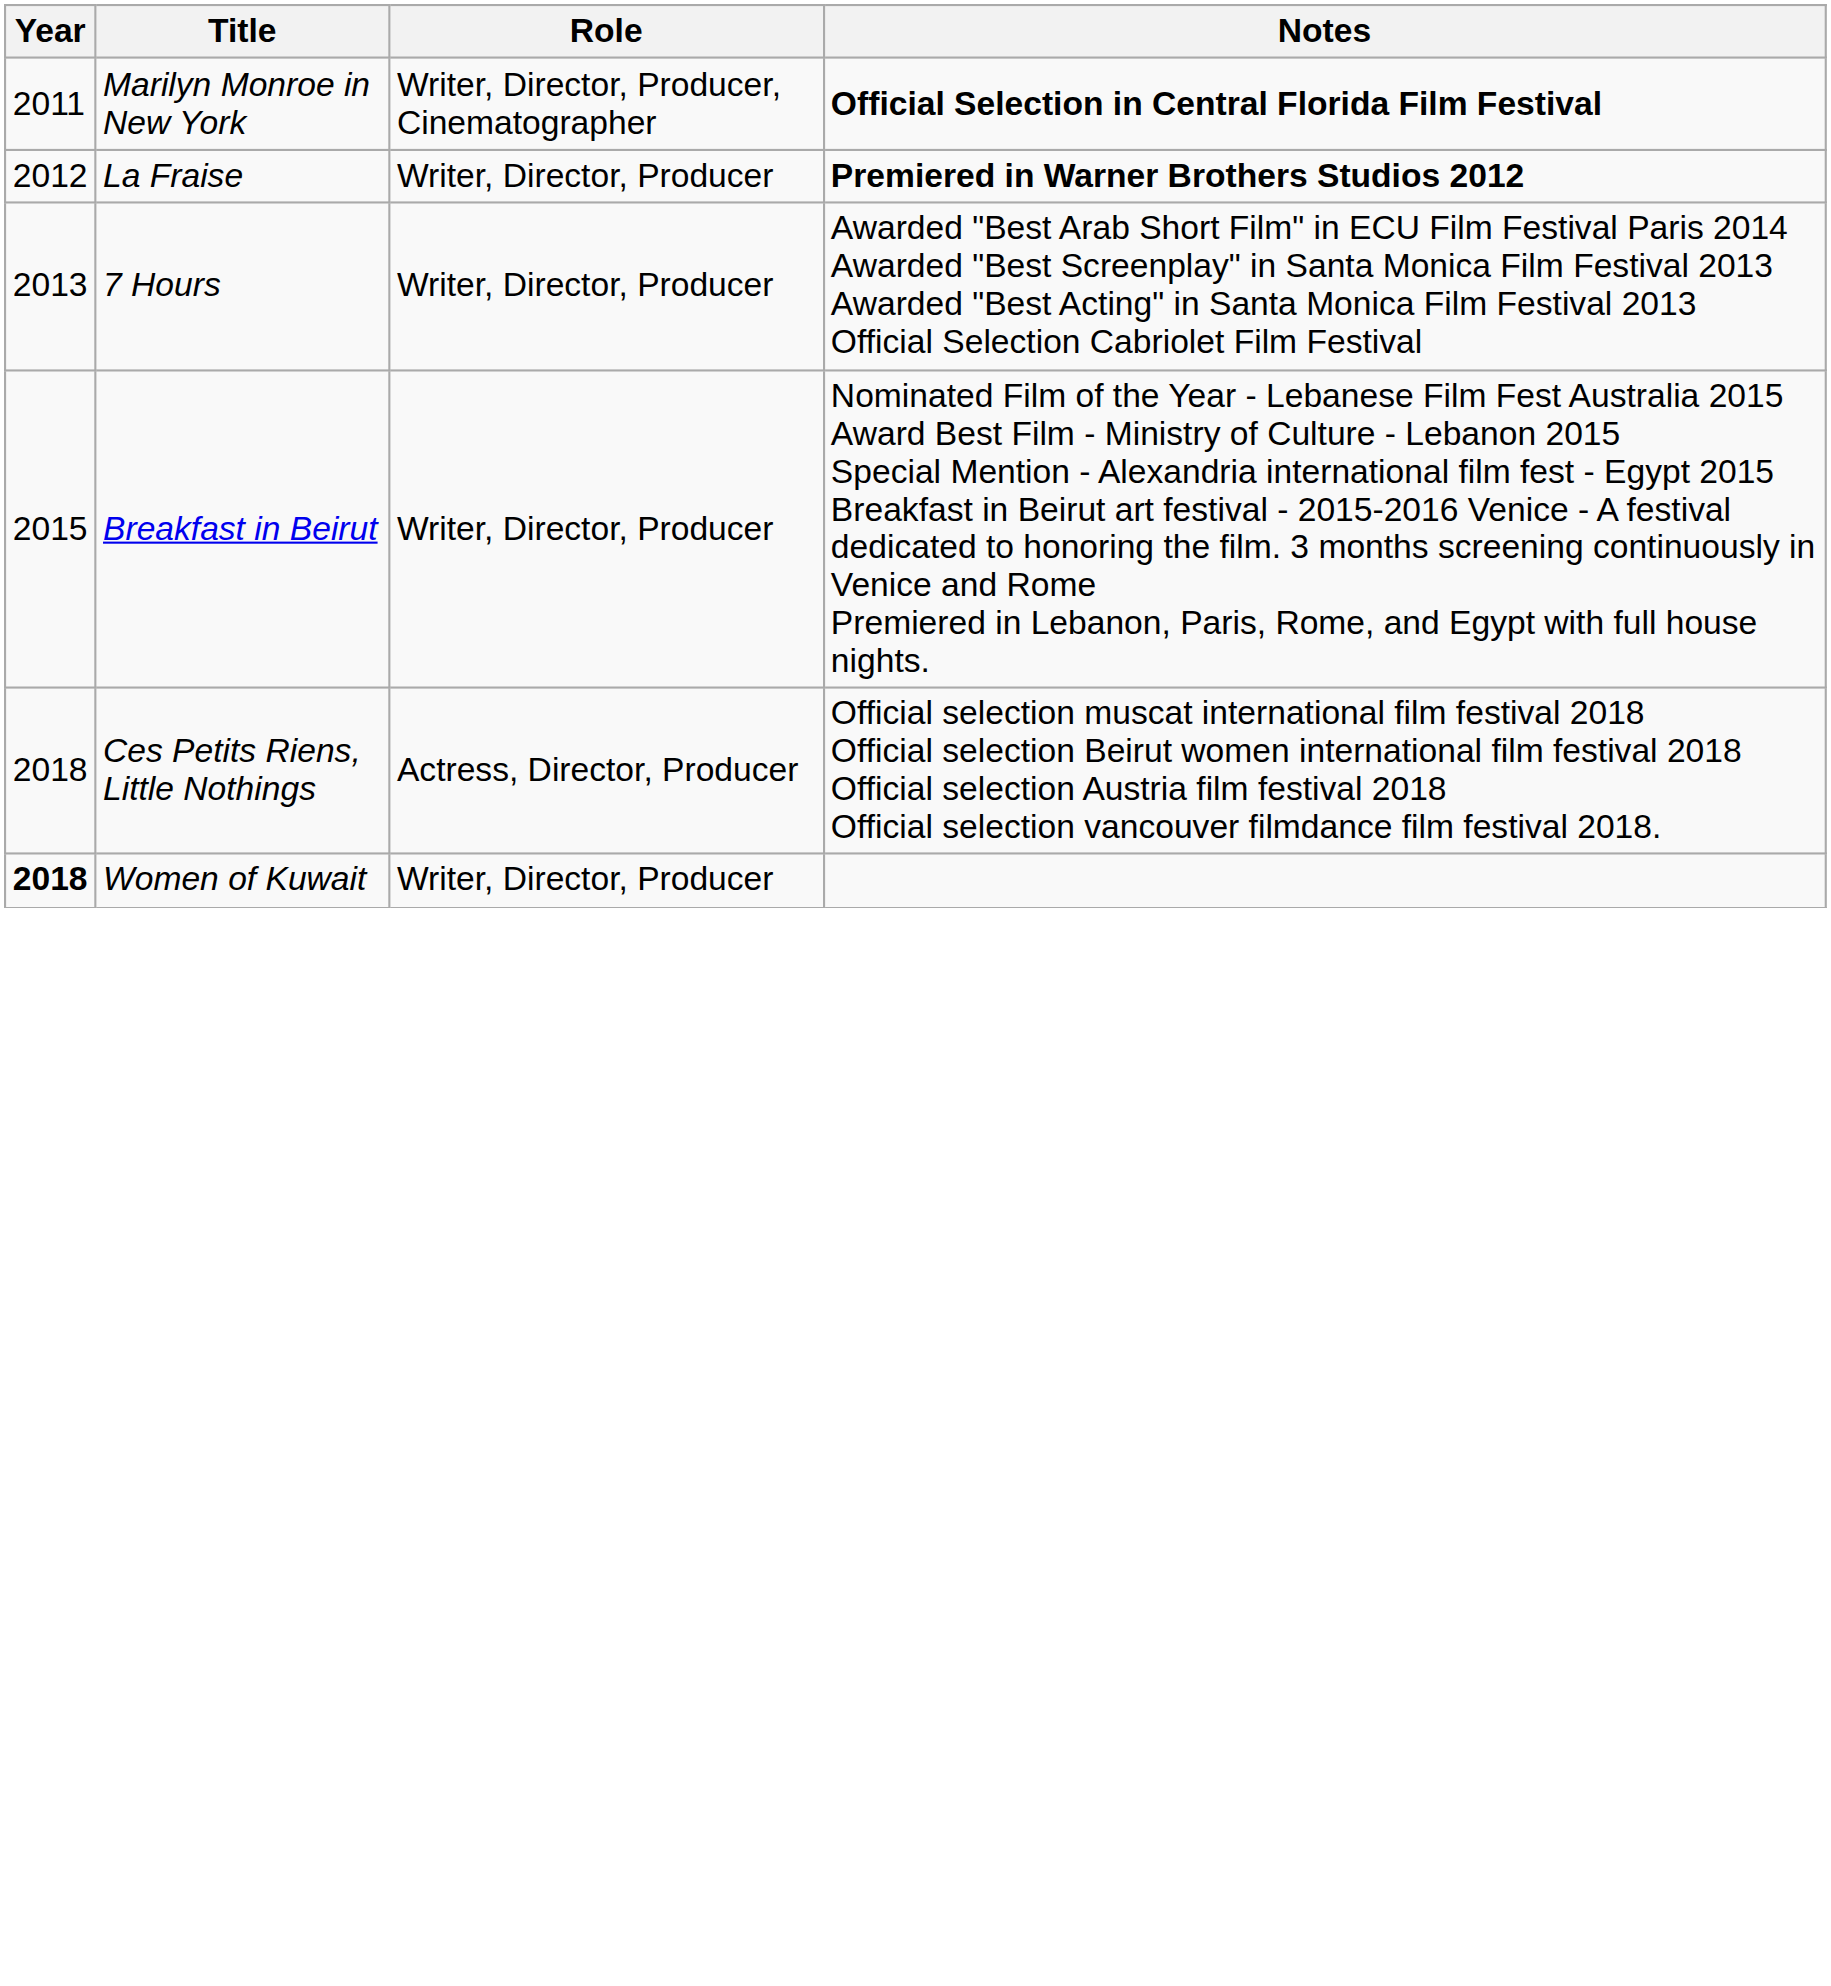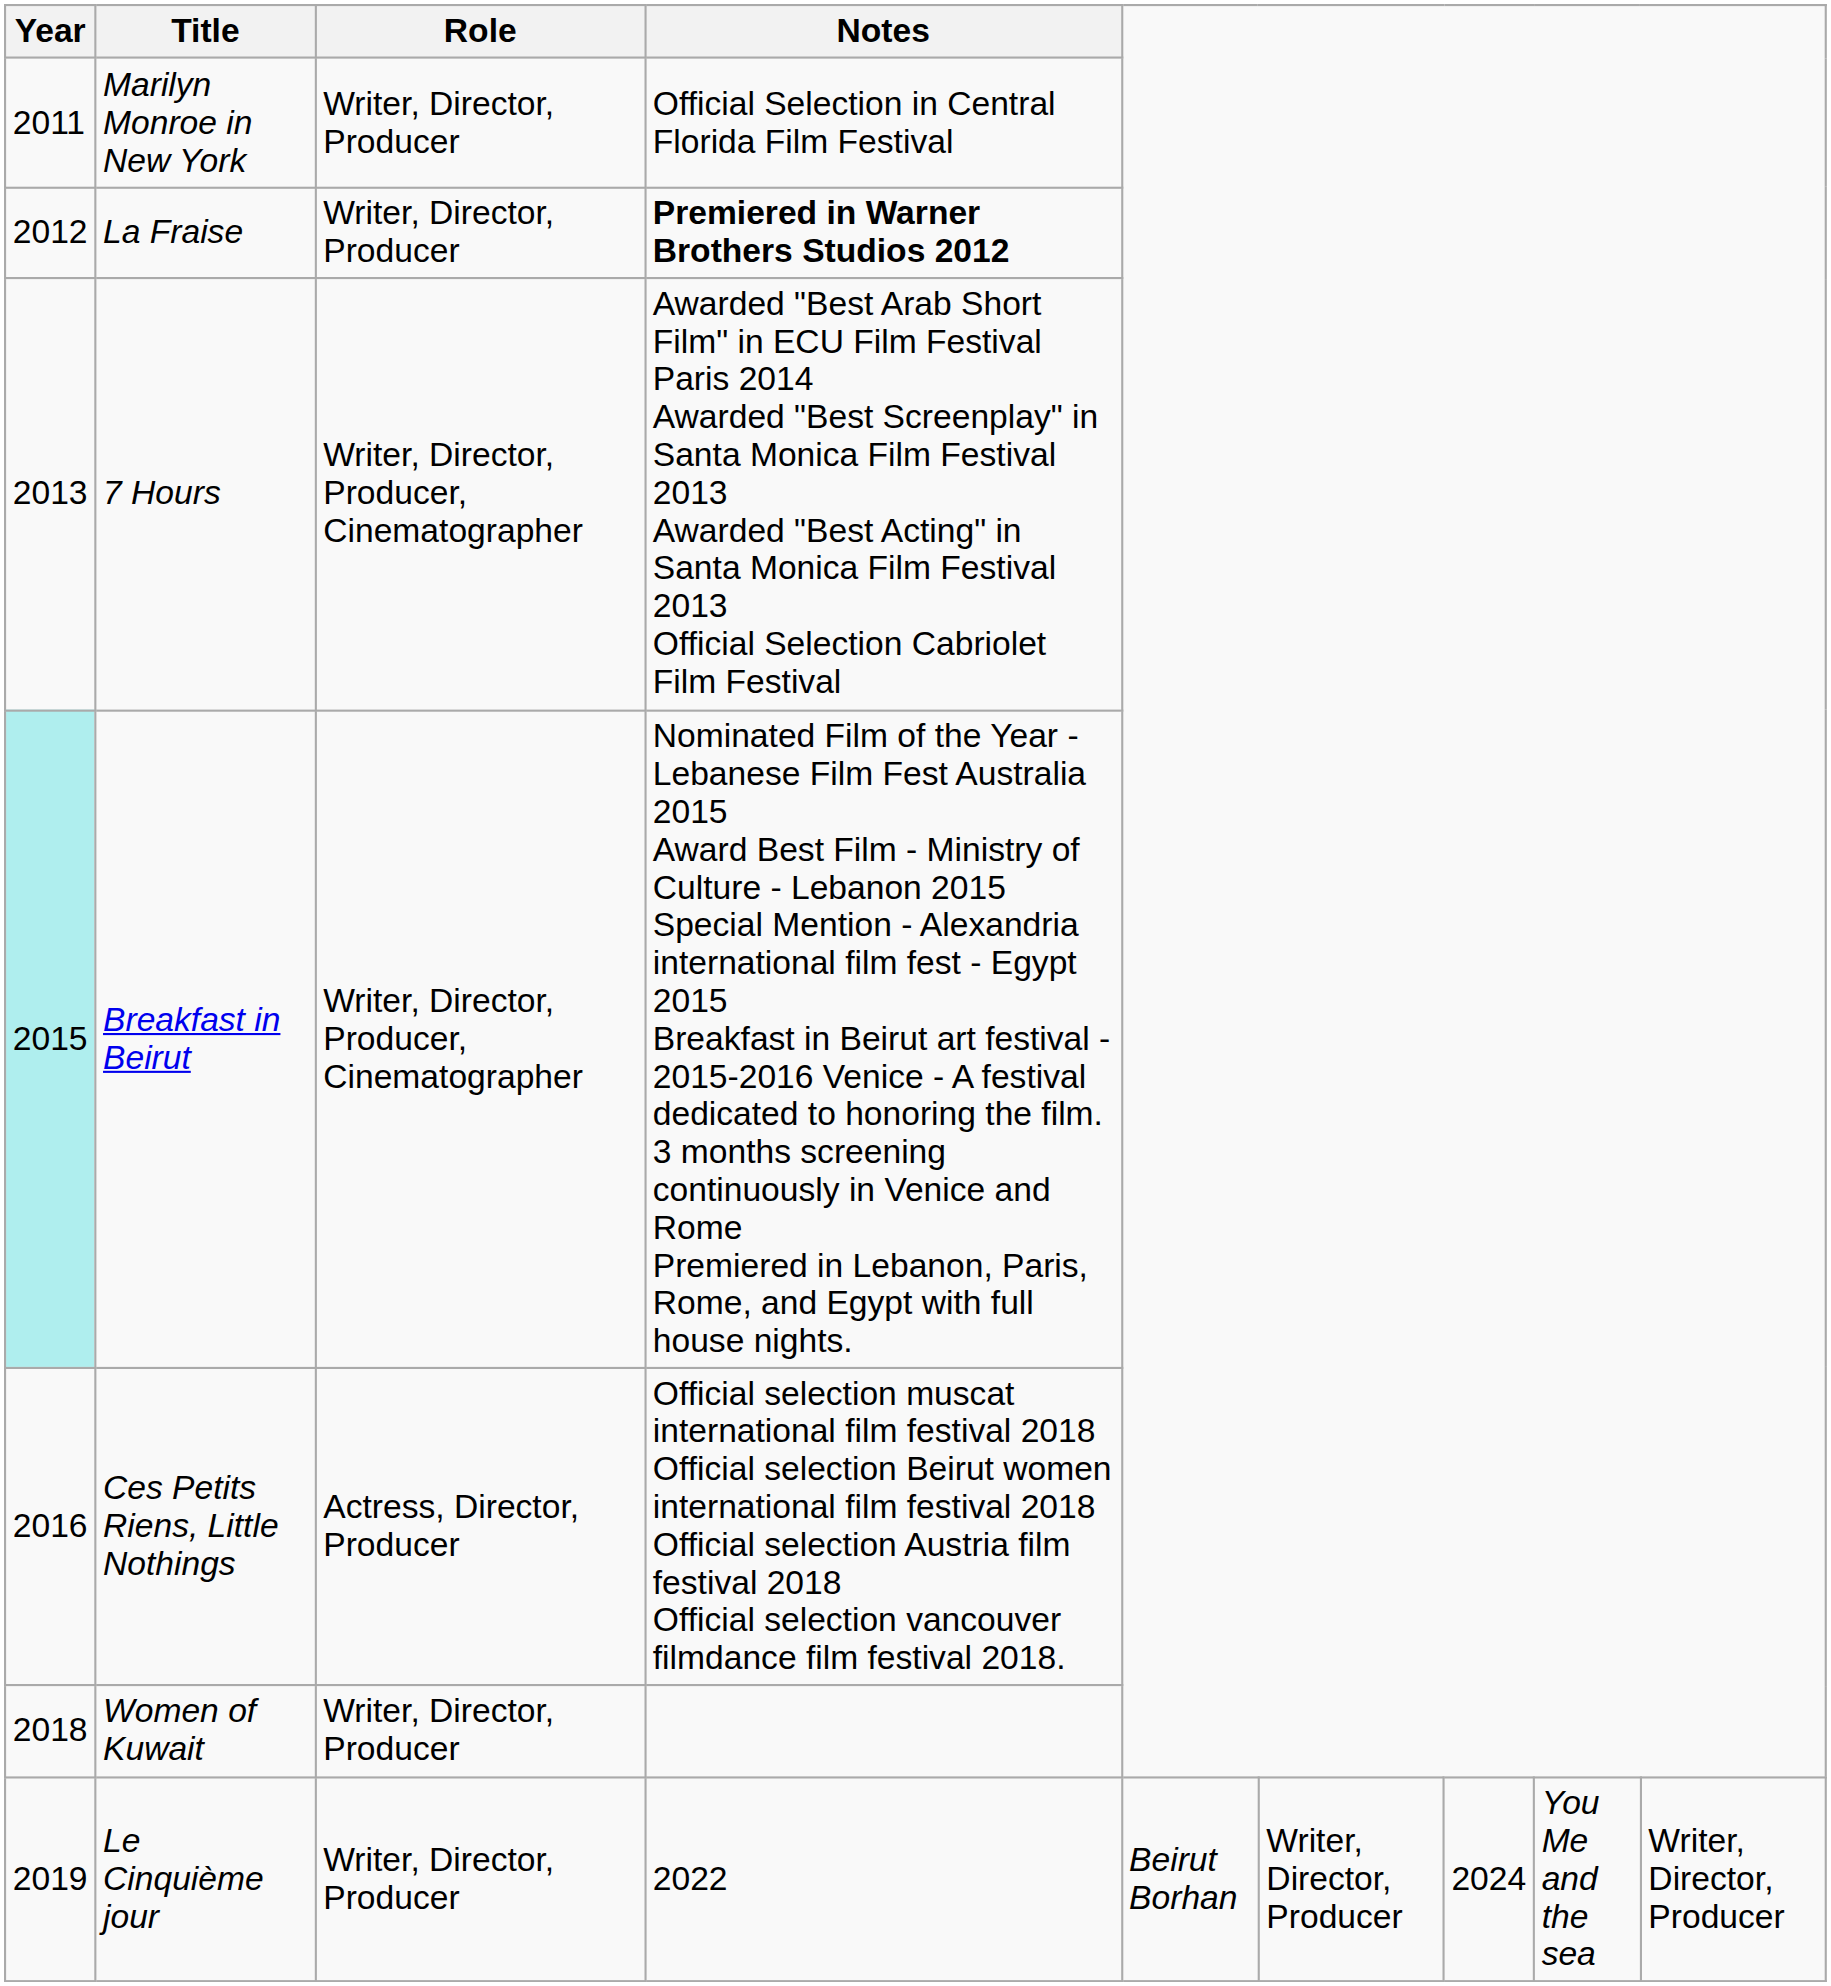(589, 103) Writer, Director, Producer, Cinematographer -> (439, 122) Writer, Director, Producer
(1216, 103) bold -> (854, 122) normal
(585, 285) Writer, Director, Producer -> (453, 493) Writer, Director, Producer, Cinematographer
(50, 527) no background -> (50, 1038) paleturquoise background
(585, 527) Writer, Director, Producer -> (453, 1038) Writer, Director, Producer, Cinematographer
(50, 770) 2018 -> (50, 1526) 2016
(50, 880) bold -> (50, 1730) normal
+ row: (183, 1878)
